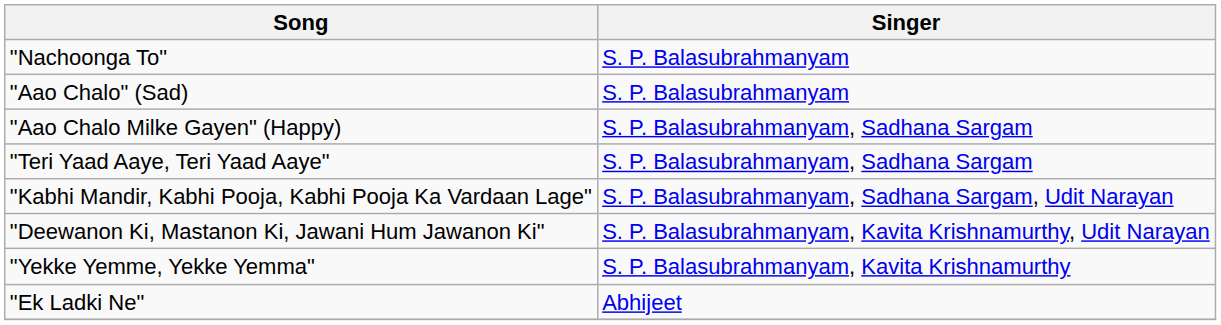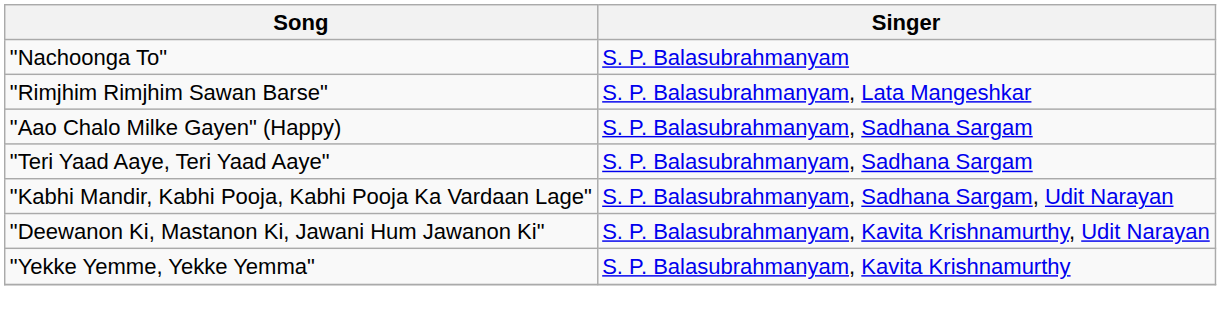- row: (99, 92)
+ row: (169, 92)
- row: (77, 301)
